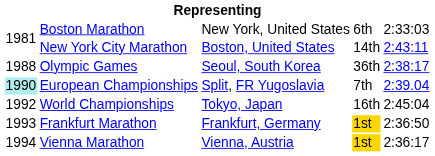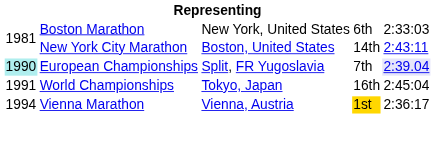- row: (89, 67)
(406, 86) no background -> (406, 67) lavender background
(21, 104) 1992 -> (21, 86) 1991
- row: (98, 123)
